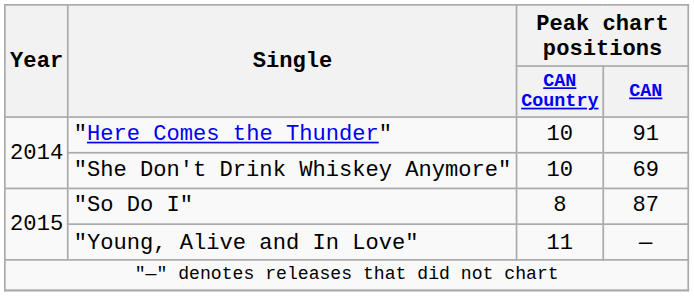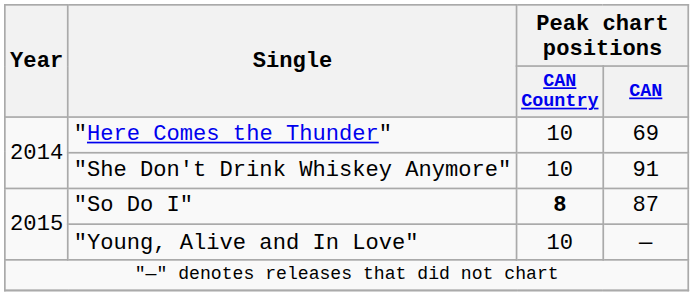(646, 134) 91 -> (646, 134) 69
(646, 170) 69 -> (646, 170) 91
(560, 206) normal -> (560, 206) bold
(560, 242) 11 -> (560, 242) 10
